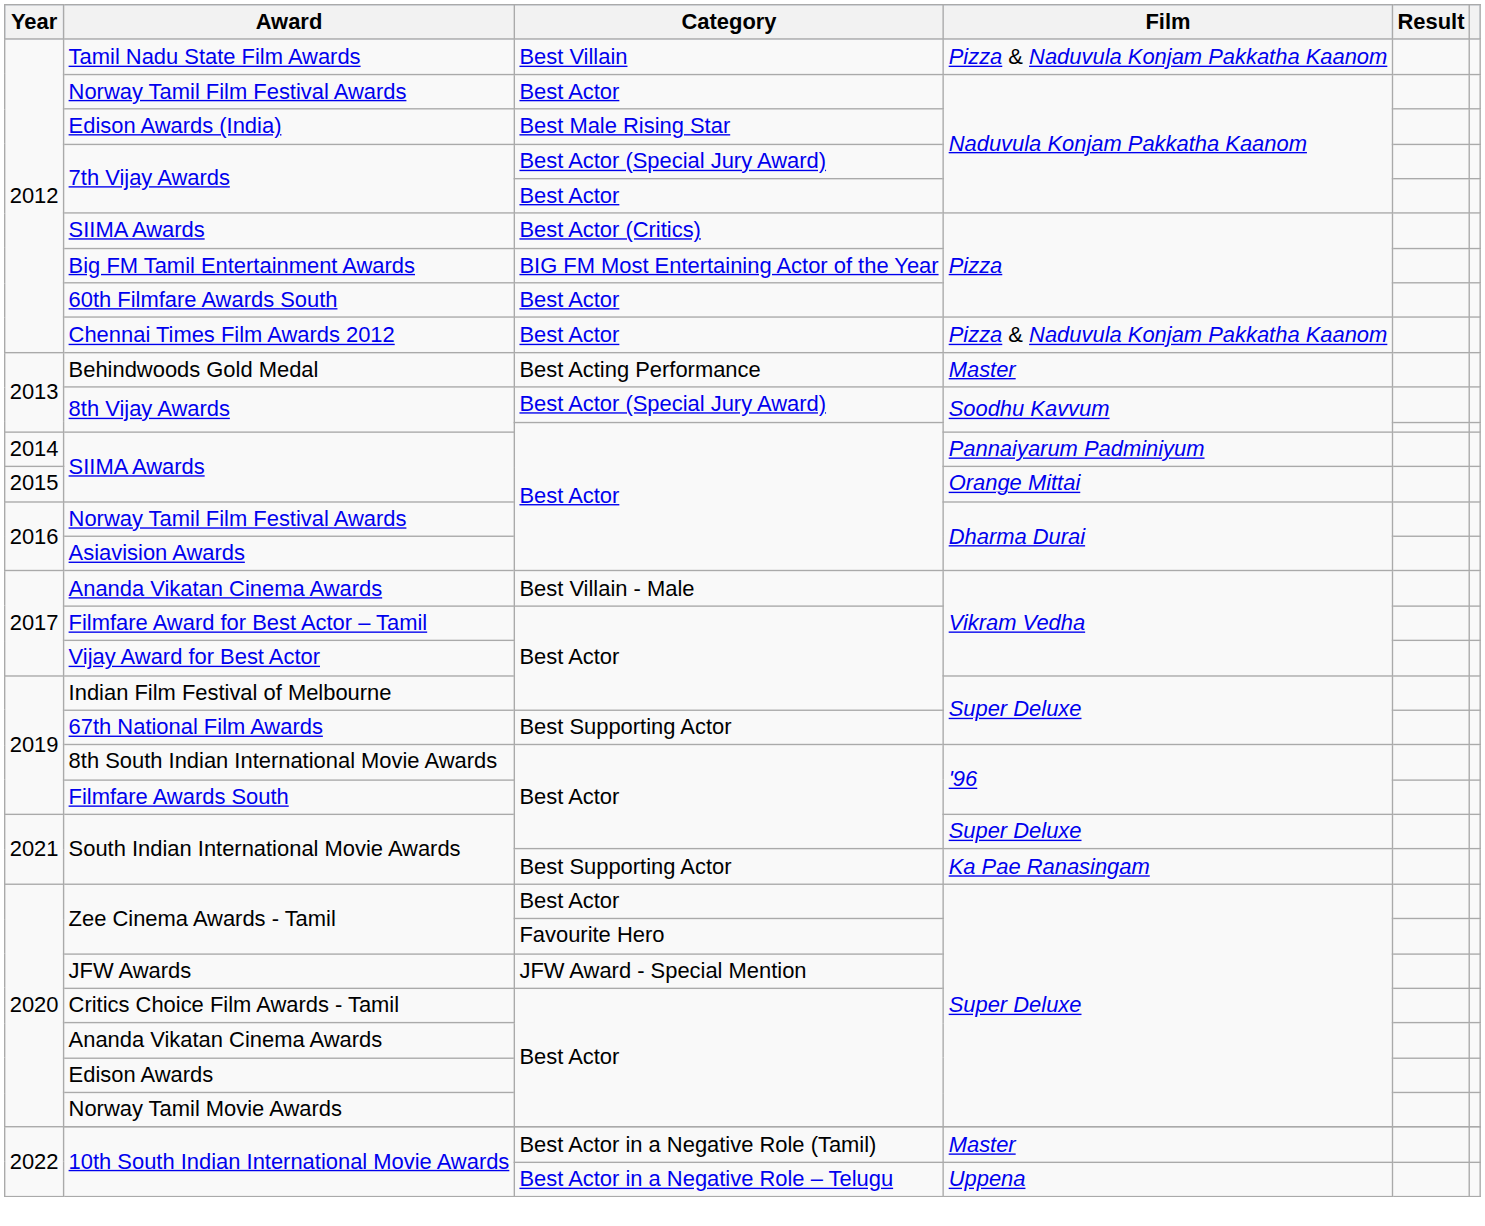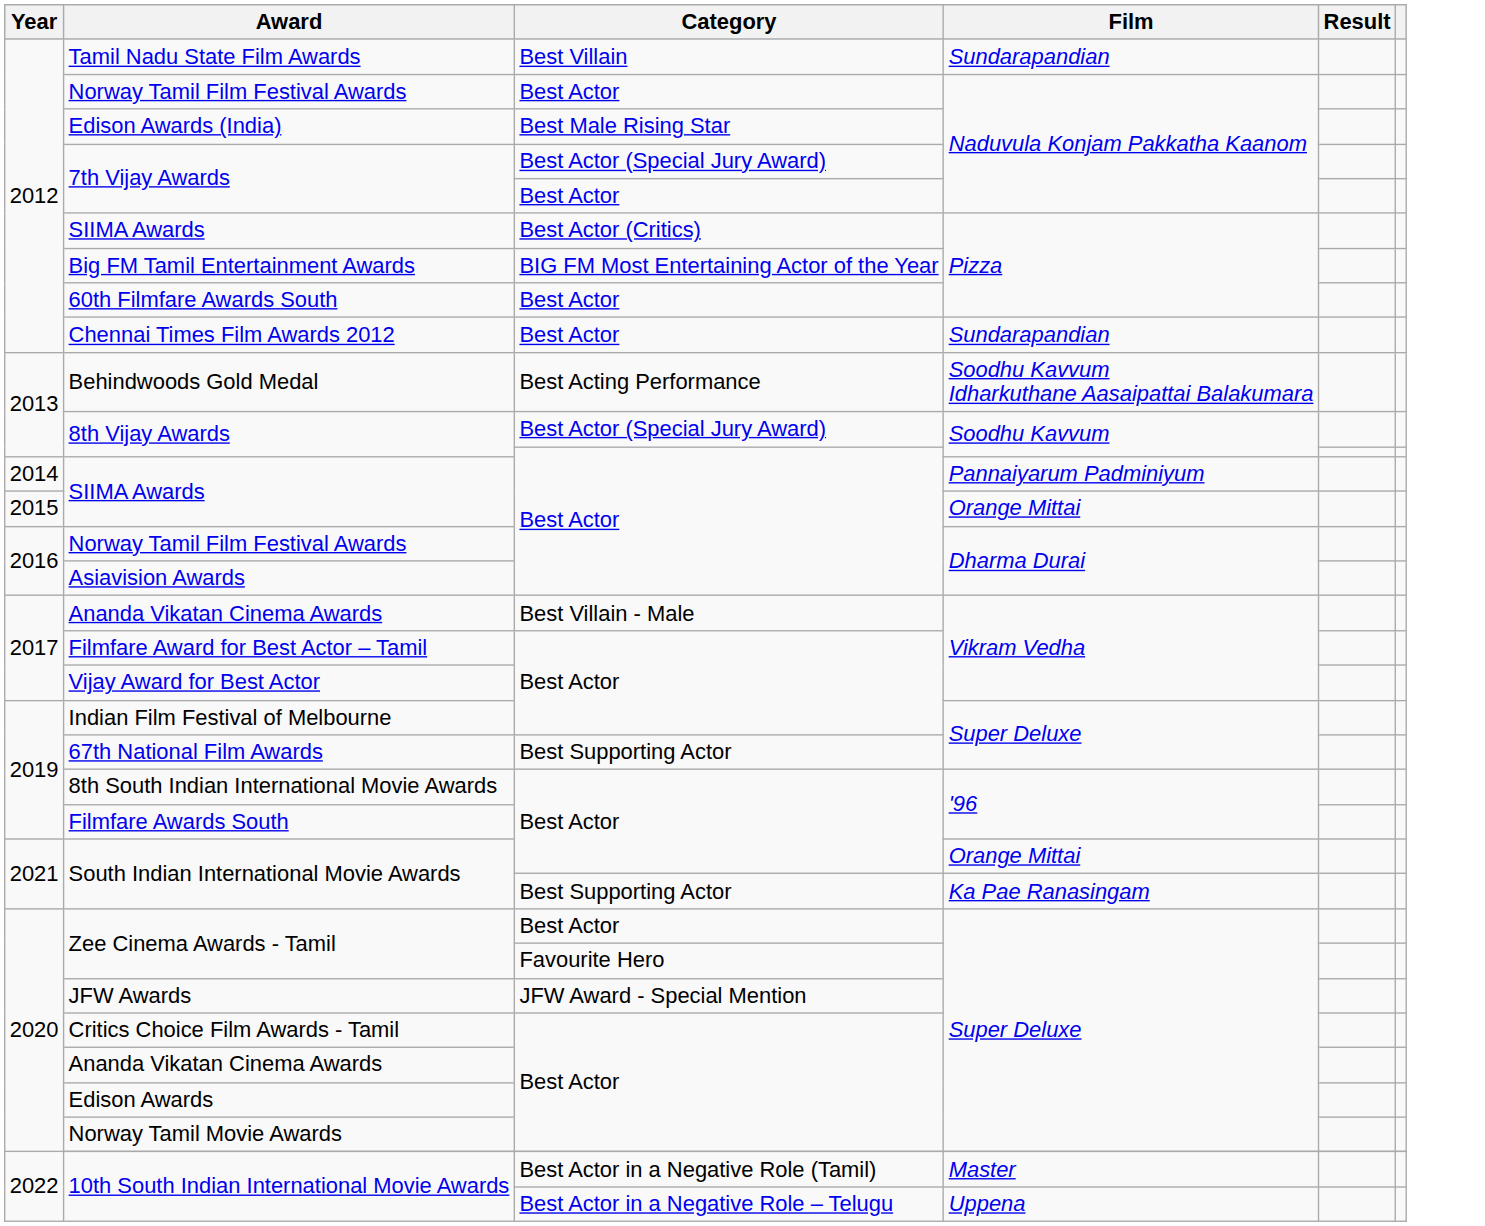(1168, 56) Pizza & Naduvula Konjam Pakkatha Kaanom -> (1029, 56) Sundarapandian
(1168, 334) Pizza & Naduvula Konjam Pakkatha Kaanom -> (1029, 334) Sundarapandian
(982, 369) Master -> (1131, 381) Soodhu Kavvum Idharkuthane Aasaipattai Balakumara
(1015, 831) Super Deluxe -> (1014, 856) Orange Mittai
